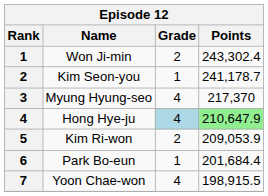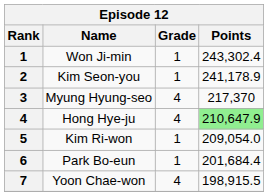(177, 56) 2 -> (177, 56) 1
(231, 77) 241,178.7 -> (231, 77) 241,178.9
(177, 118) lightblue background -> (177, 118) no background
(177, 139) 2 -> (177, 139) 1
(231, 139) 209,053.9 -> (231, 139) 209,054.0
